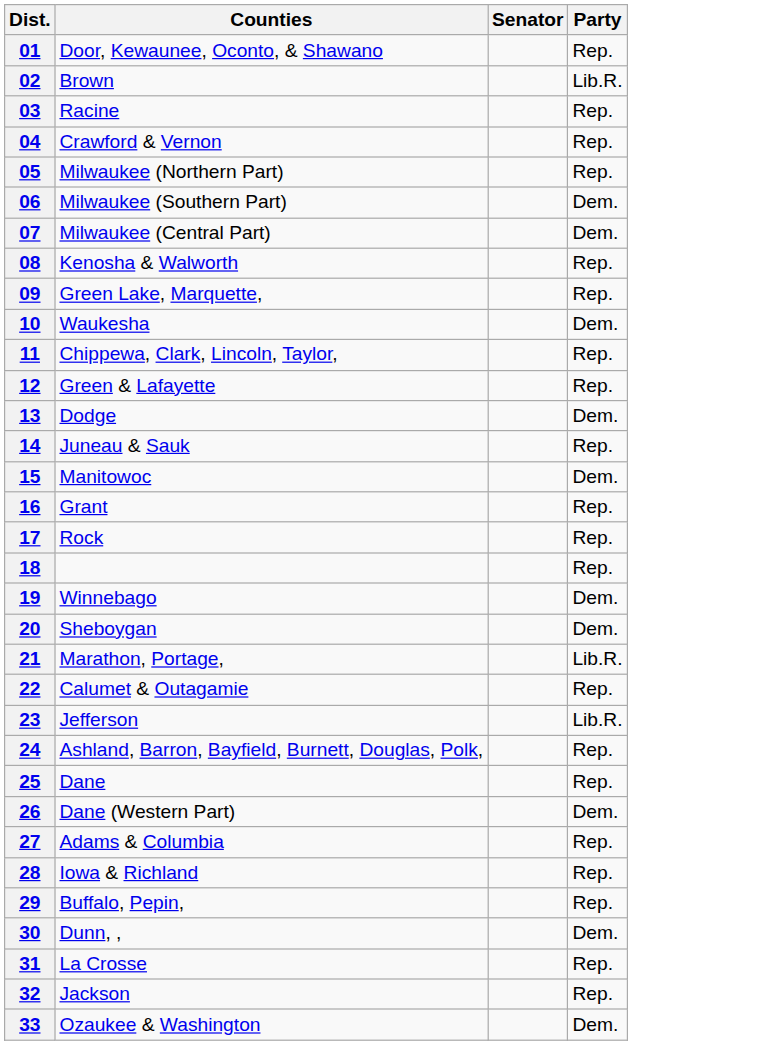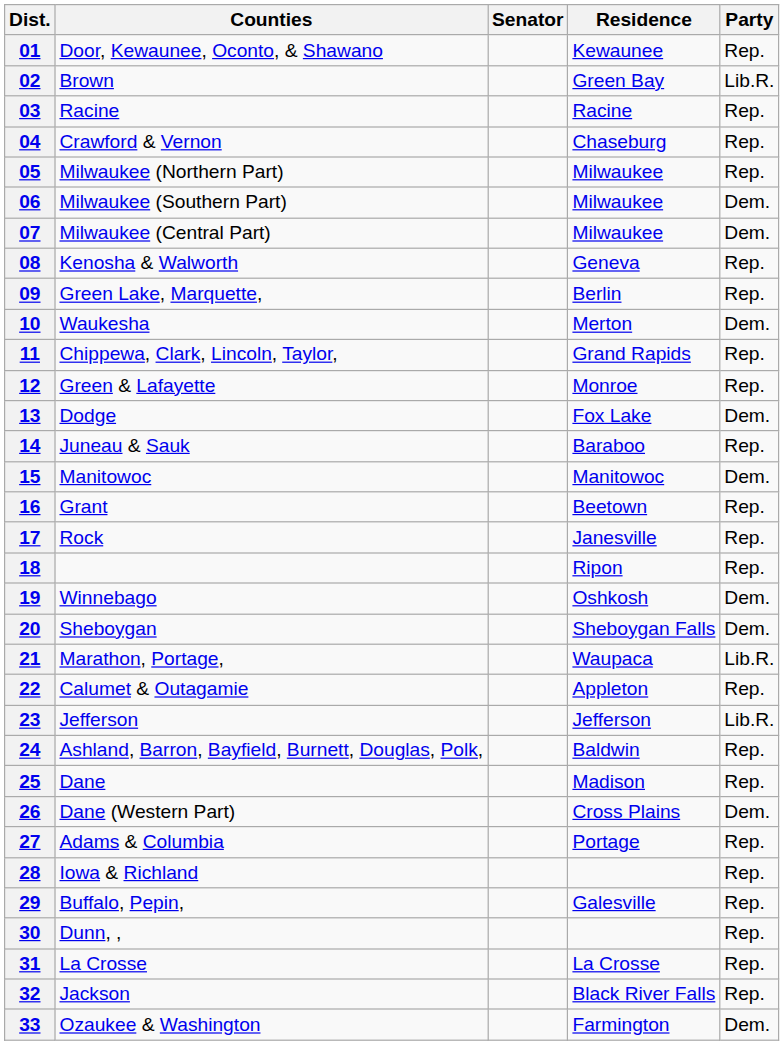+ column: (644, 19)
(595, 933) Dem. -> (745, 933) Rep.
